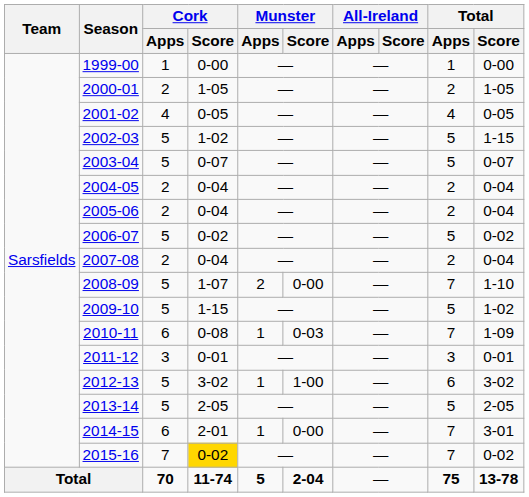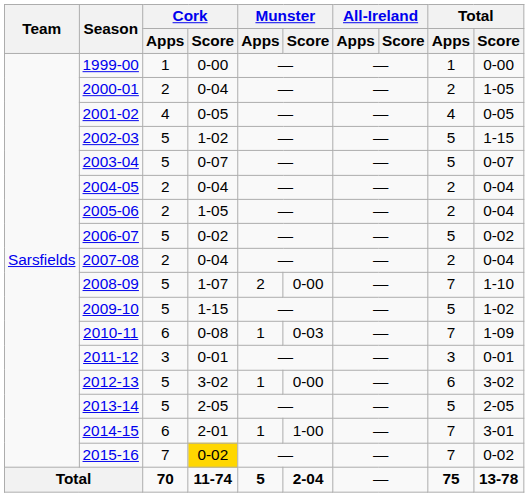(213, 89) 1-05 -> (213, 89) 0-04
(213, 211) 0-04 -> (213, 211) 1-05
(308, 382) 1-00 -> (308, 382) 0-00
(308, 430) 0-00 -> (308, 430) 1-00
